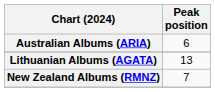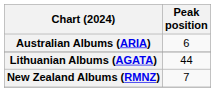(186, 60) 13 -> (186, 60) 44
